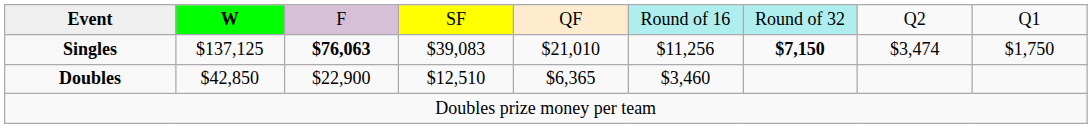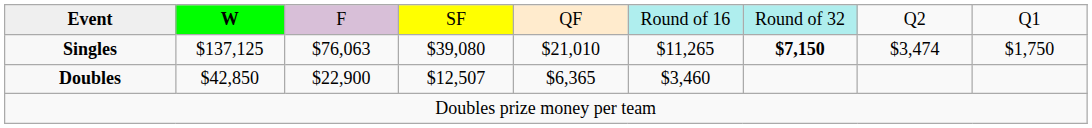(341, 49) bold -> (341, 49) normal
(456, 49) $39,083 -> (456, 49) $39,080
(685, 49) $11,256 -> (685, 49) $11,265
(456, 79) $12,510 -> (456, 79) $12,507
